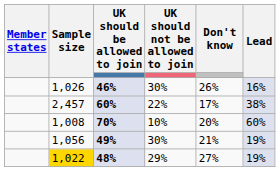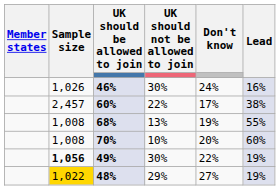(209, 87) 26% -> (209, 87) 24%
+ row: (106, 122)
(68, 140) normal -> (68, 158) bold
(209, 140) 21% -> (209, 158) 22%
